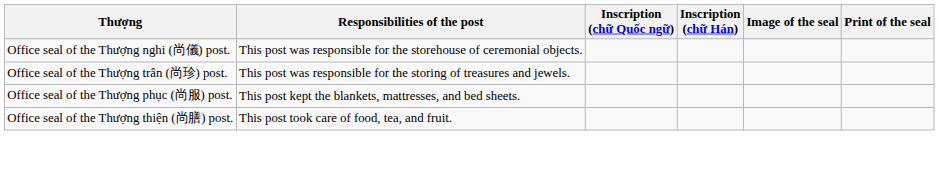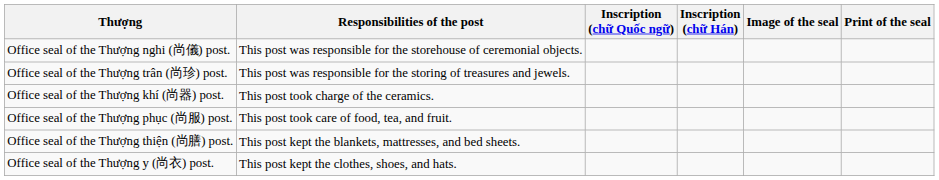+ row: (116, 95)
(380, 95) This post kept the blankets, mattresses, and bed sheets. -> (346, 118) This post took care of food, tea, and fruit.
(346, 118) This post took care of food, tea, and fruit. -> (380, 141) This post kept the blankets, mattresses, and bed sheets.
+ row: (111, 163)
